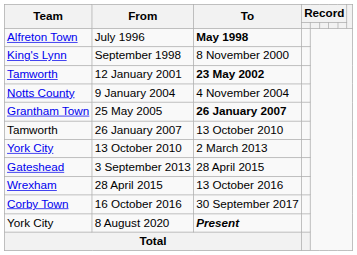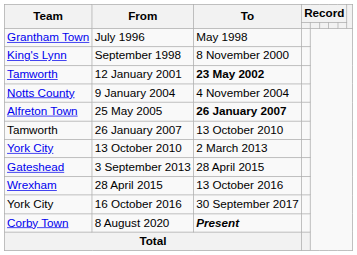(42, 37) Alfreton Town -> (48, 37) Grantham Town
(222, 37) bold -> (222, 37) normal
(48, 111) Grantham Town -> (42, 111) Alfreton Town
(38, 204) Corby Town -> (30, 204) York City
(30, 222) York City -> (38, 222) Corby Town
